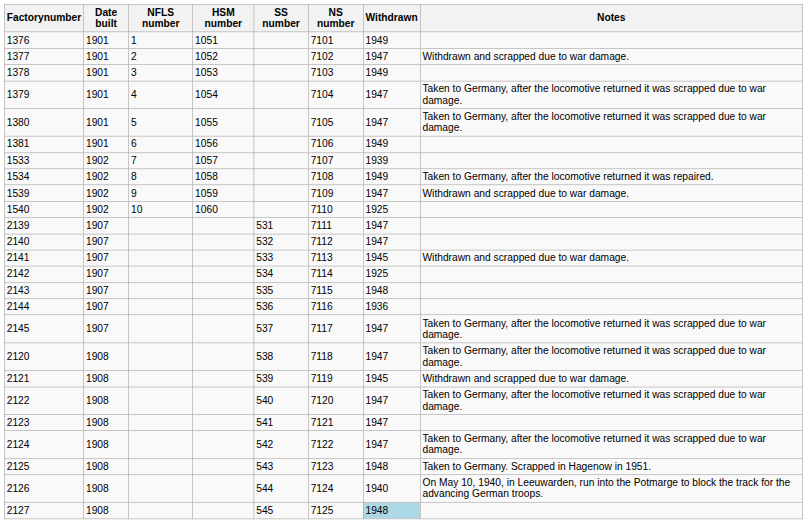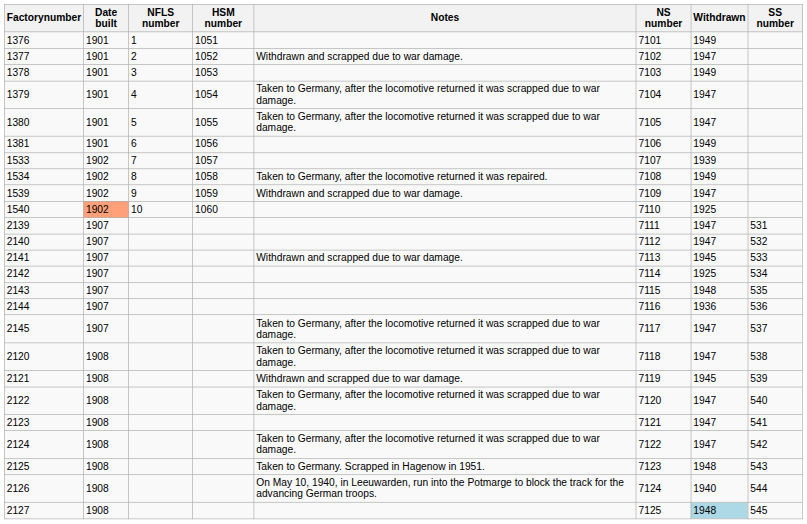columns swapped: (281, 18) <-> (611, 18)
(97, 209) no background -> (97, 209) lightsalmon background
